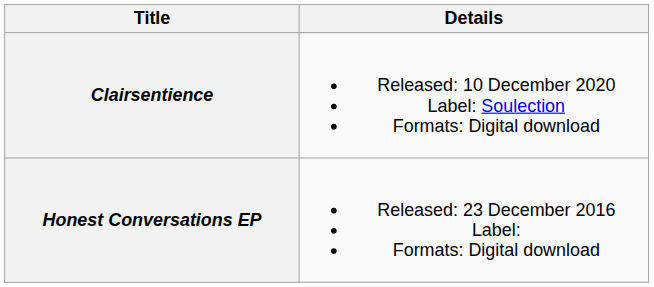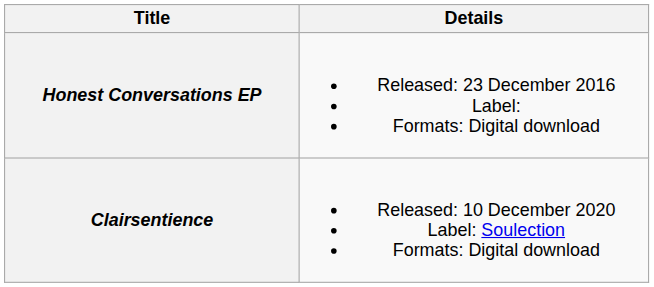rows swapped: (152, 220) <-> (152, 95)
